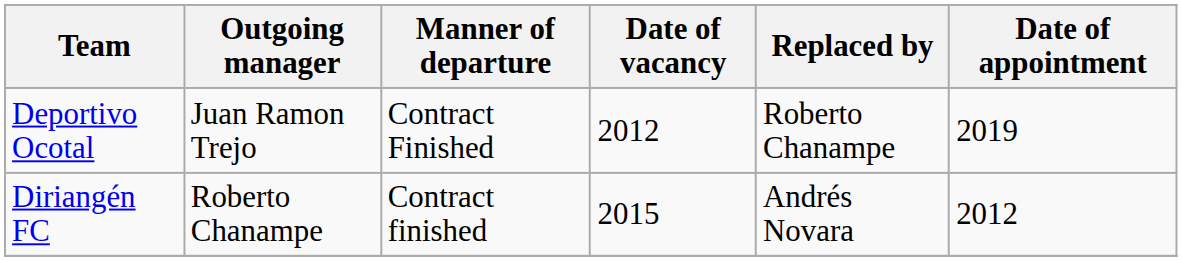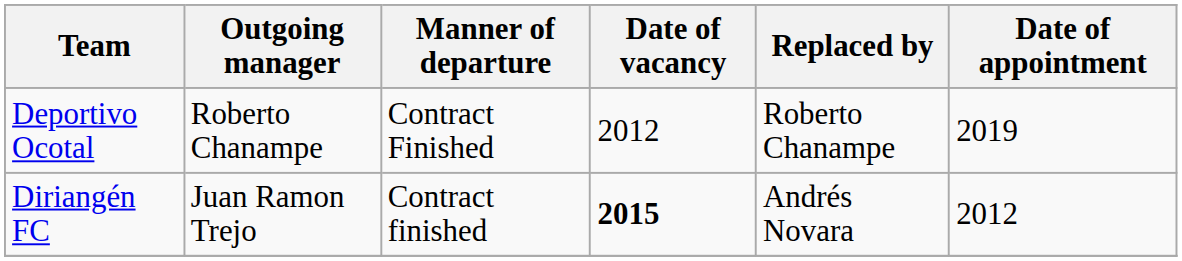(268, 130) Juan Ramon Trejo -> (257, 130) Roberto Chanampe
(257, 213) Roberto Chanampe -> (268, 213) Juan Ramon Trejo
(628, 213) normal -> (628, 213) bold
